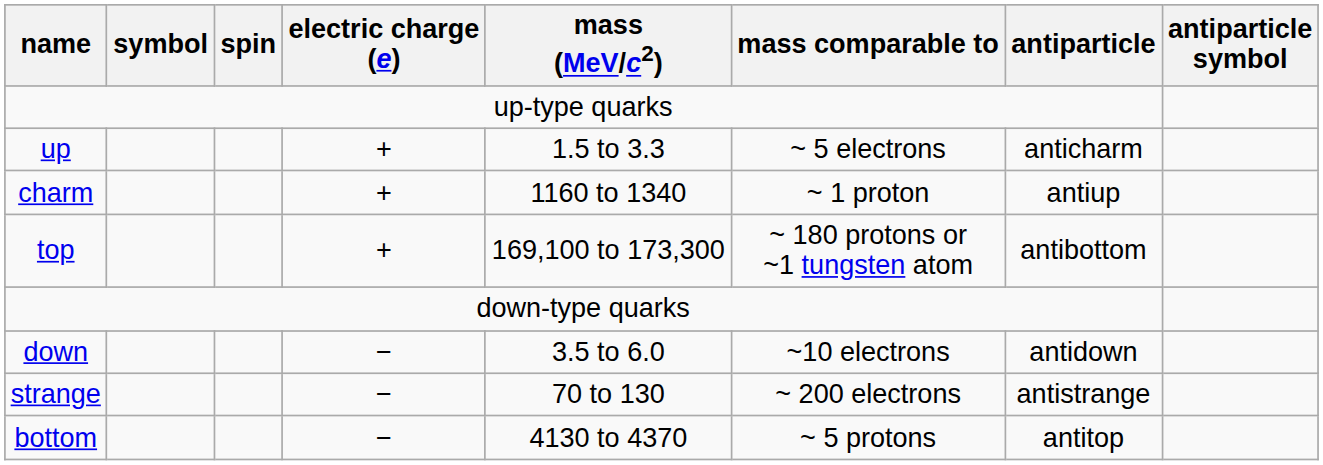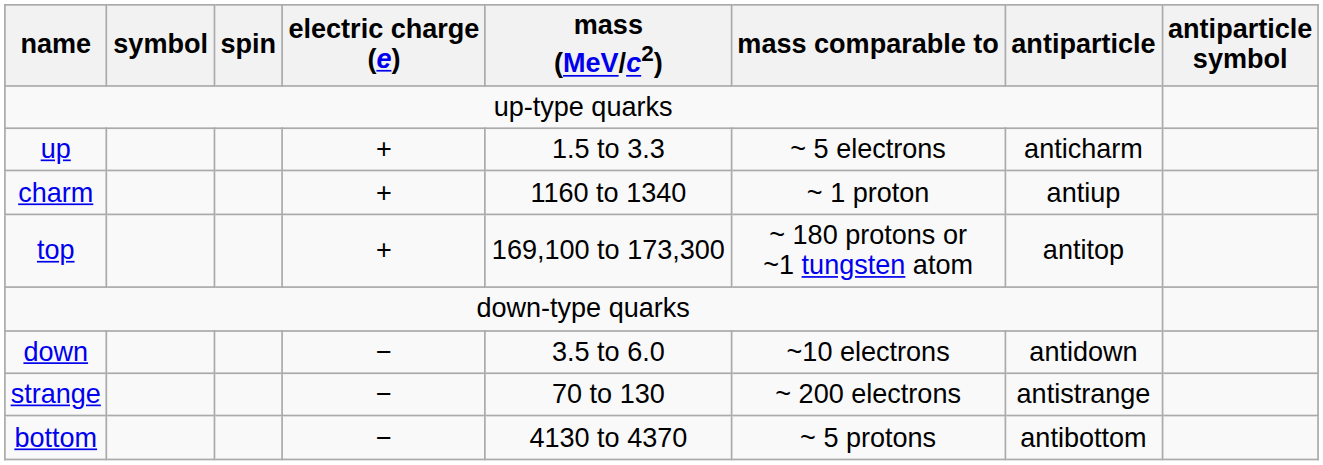(1083, 250) antibottom -> (1083, 250) antitop
(1083, 437) antitop -> (1083, 437) antibottom
